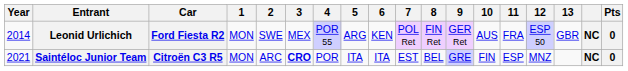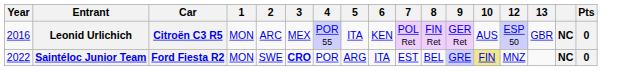- column: (513, 13)
(19, 36) 2014 -> (19, 36) 2016
(188, 36) Ford Fiesta R2 -> (188, 36) Citroën C3 R5
(271, 36) SWE -> (271, 36) ARC
(355, 36) ARG -> (355, 36) ITA
(19, 58) 2021 -> (19, 58) 2022
(188, 58) Citroën C3 R5 -> (188, 58) Ford Fiesta R2
(271, 58) ARC -> (271, 58) SWE
(355, 58) ITA -> (355, 58) ARG
(487, 58) no background -> (487, 58) khaki background
